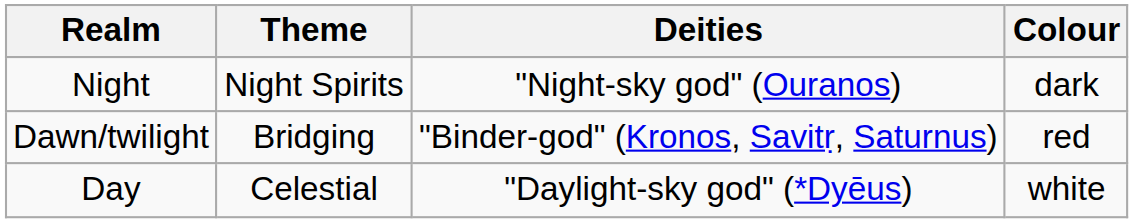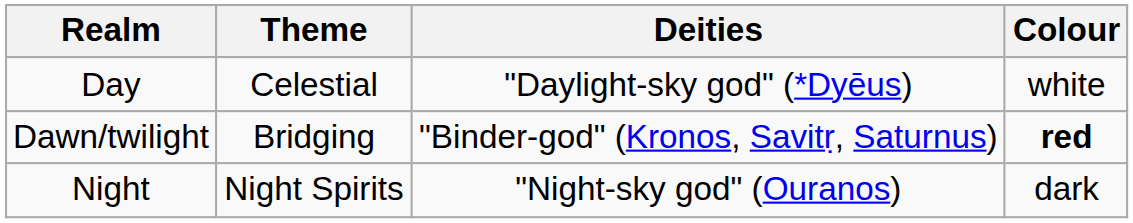rows swapped: (111, 189) <-> (111, 83)
(1067, 136) normal -> (1067, 136) bold
